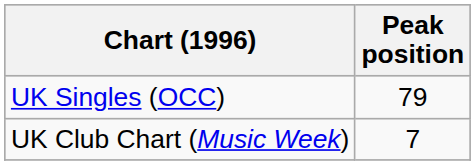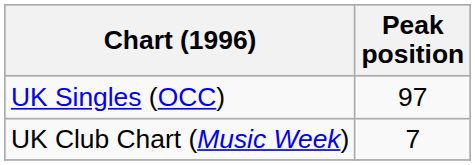(413, 97) 79 -> (413, 97) 97
